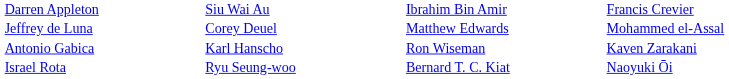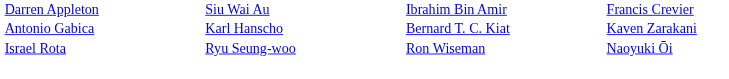- row: (49, 28)
(446, 48) Ron Wiseman -> (458, 28) Bernard T. C. Kiat
(458, 67) Bernard T. C. Kiat -> (446, 48) Ron Wiseman
